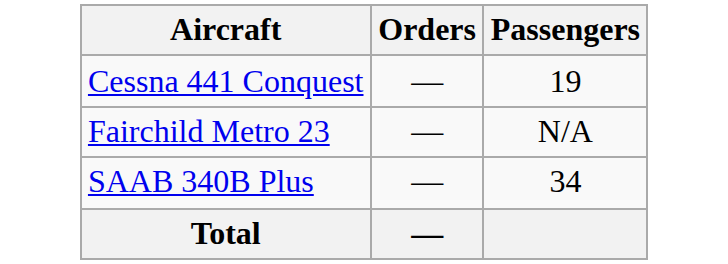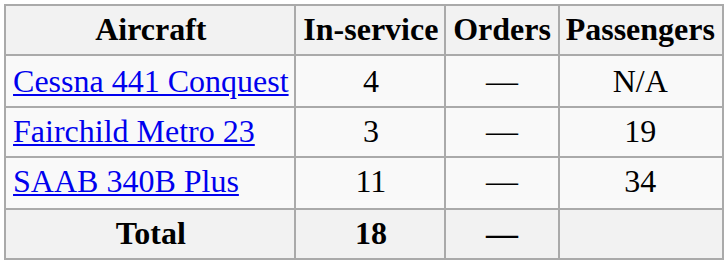+ column: (371, 29)
(565, 80) 19 -> (640, 80) N/A
(565, 131) N/A -> (640, 131) 19
